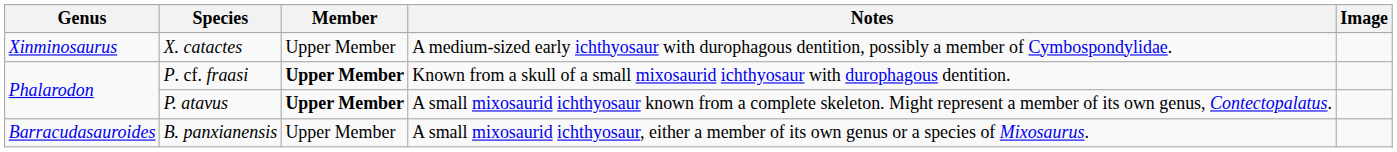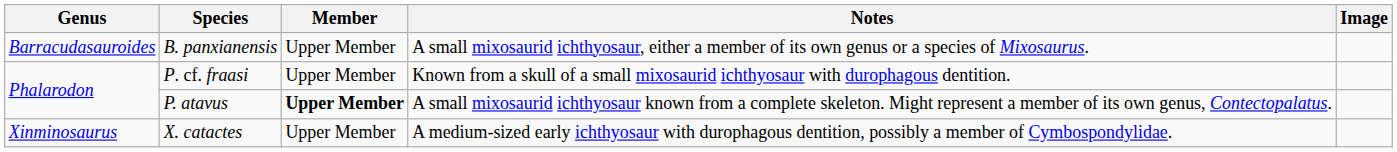rows swapped: (220, 132) <-> (203, 47)
(345, 75) bold -> (340, 75) normal
